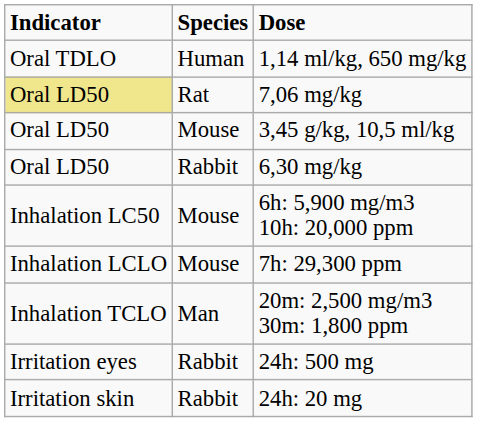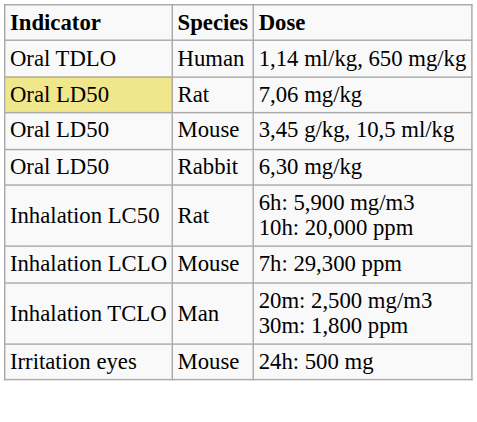(208, 215) Mouse -> (193, 215) Rat
(208, 361) Rabbit -> (208, 361) Mouse
- row: (310, 397)
